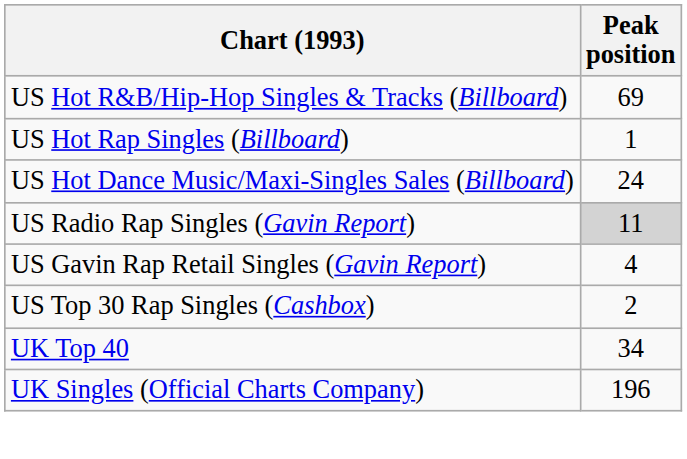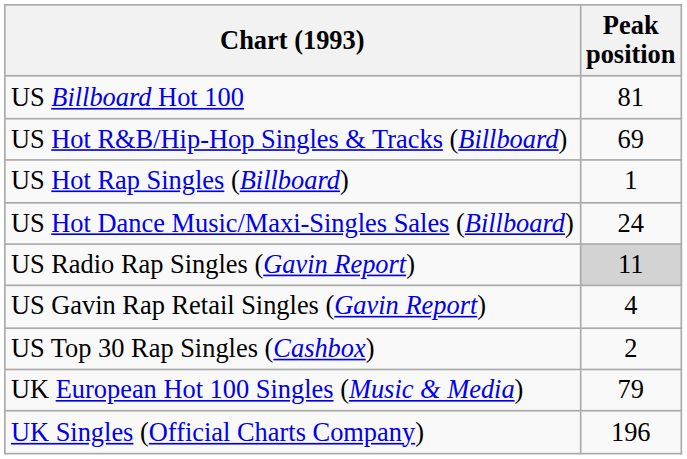+ row: (127, 97)
- row: (70, 348)
+ row: (267, 390)
